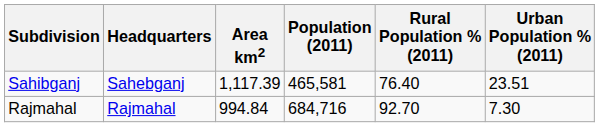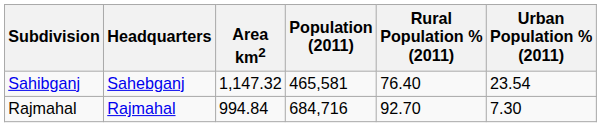(250, 83) 1,117.39 -> (250, 83) 1,147.32
(509, 83) 23.51 -> (510, 83) 23.54
